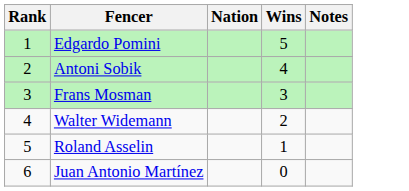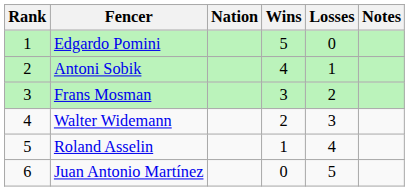+ column: (332, 17)
